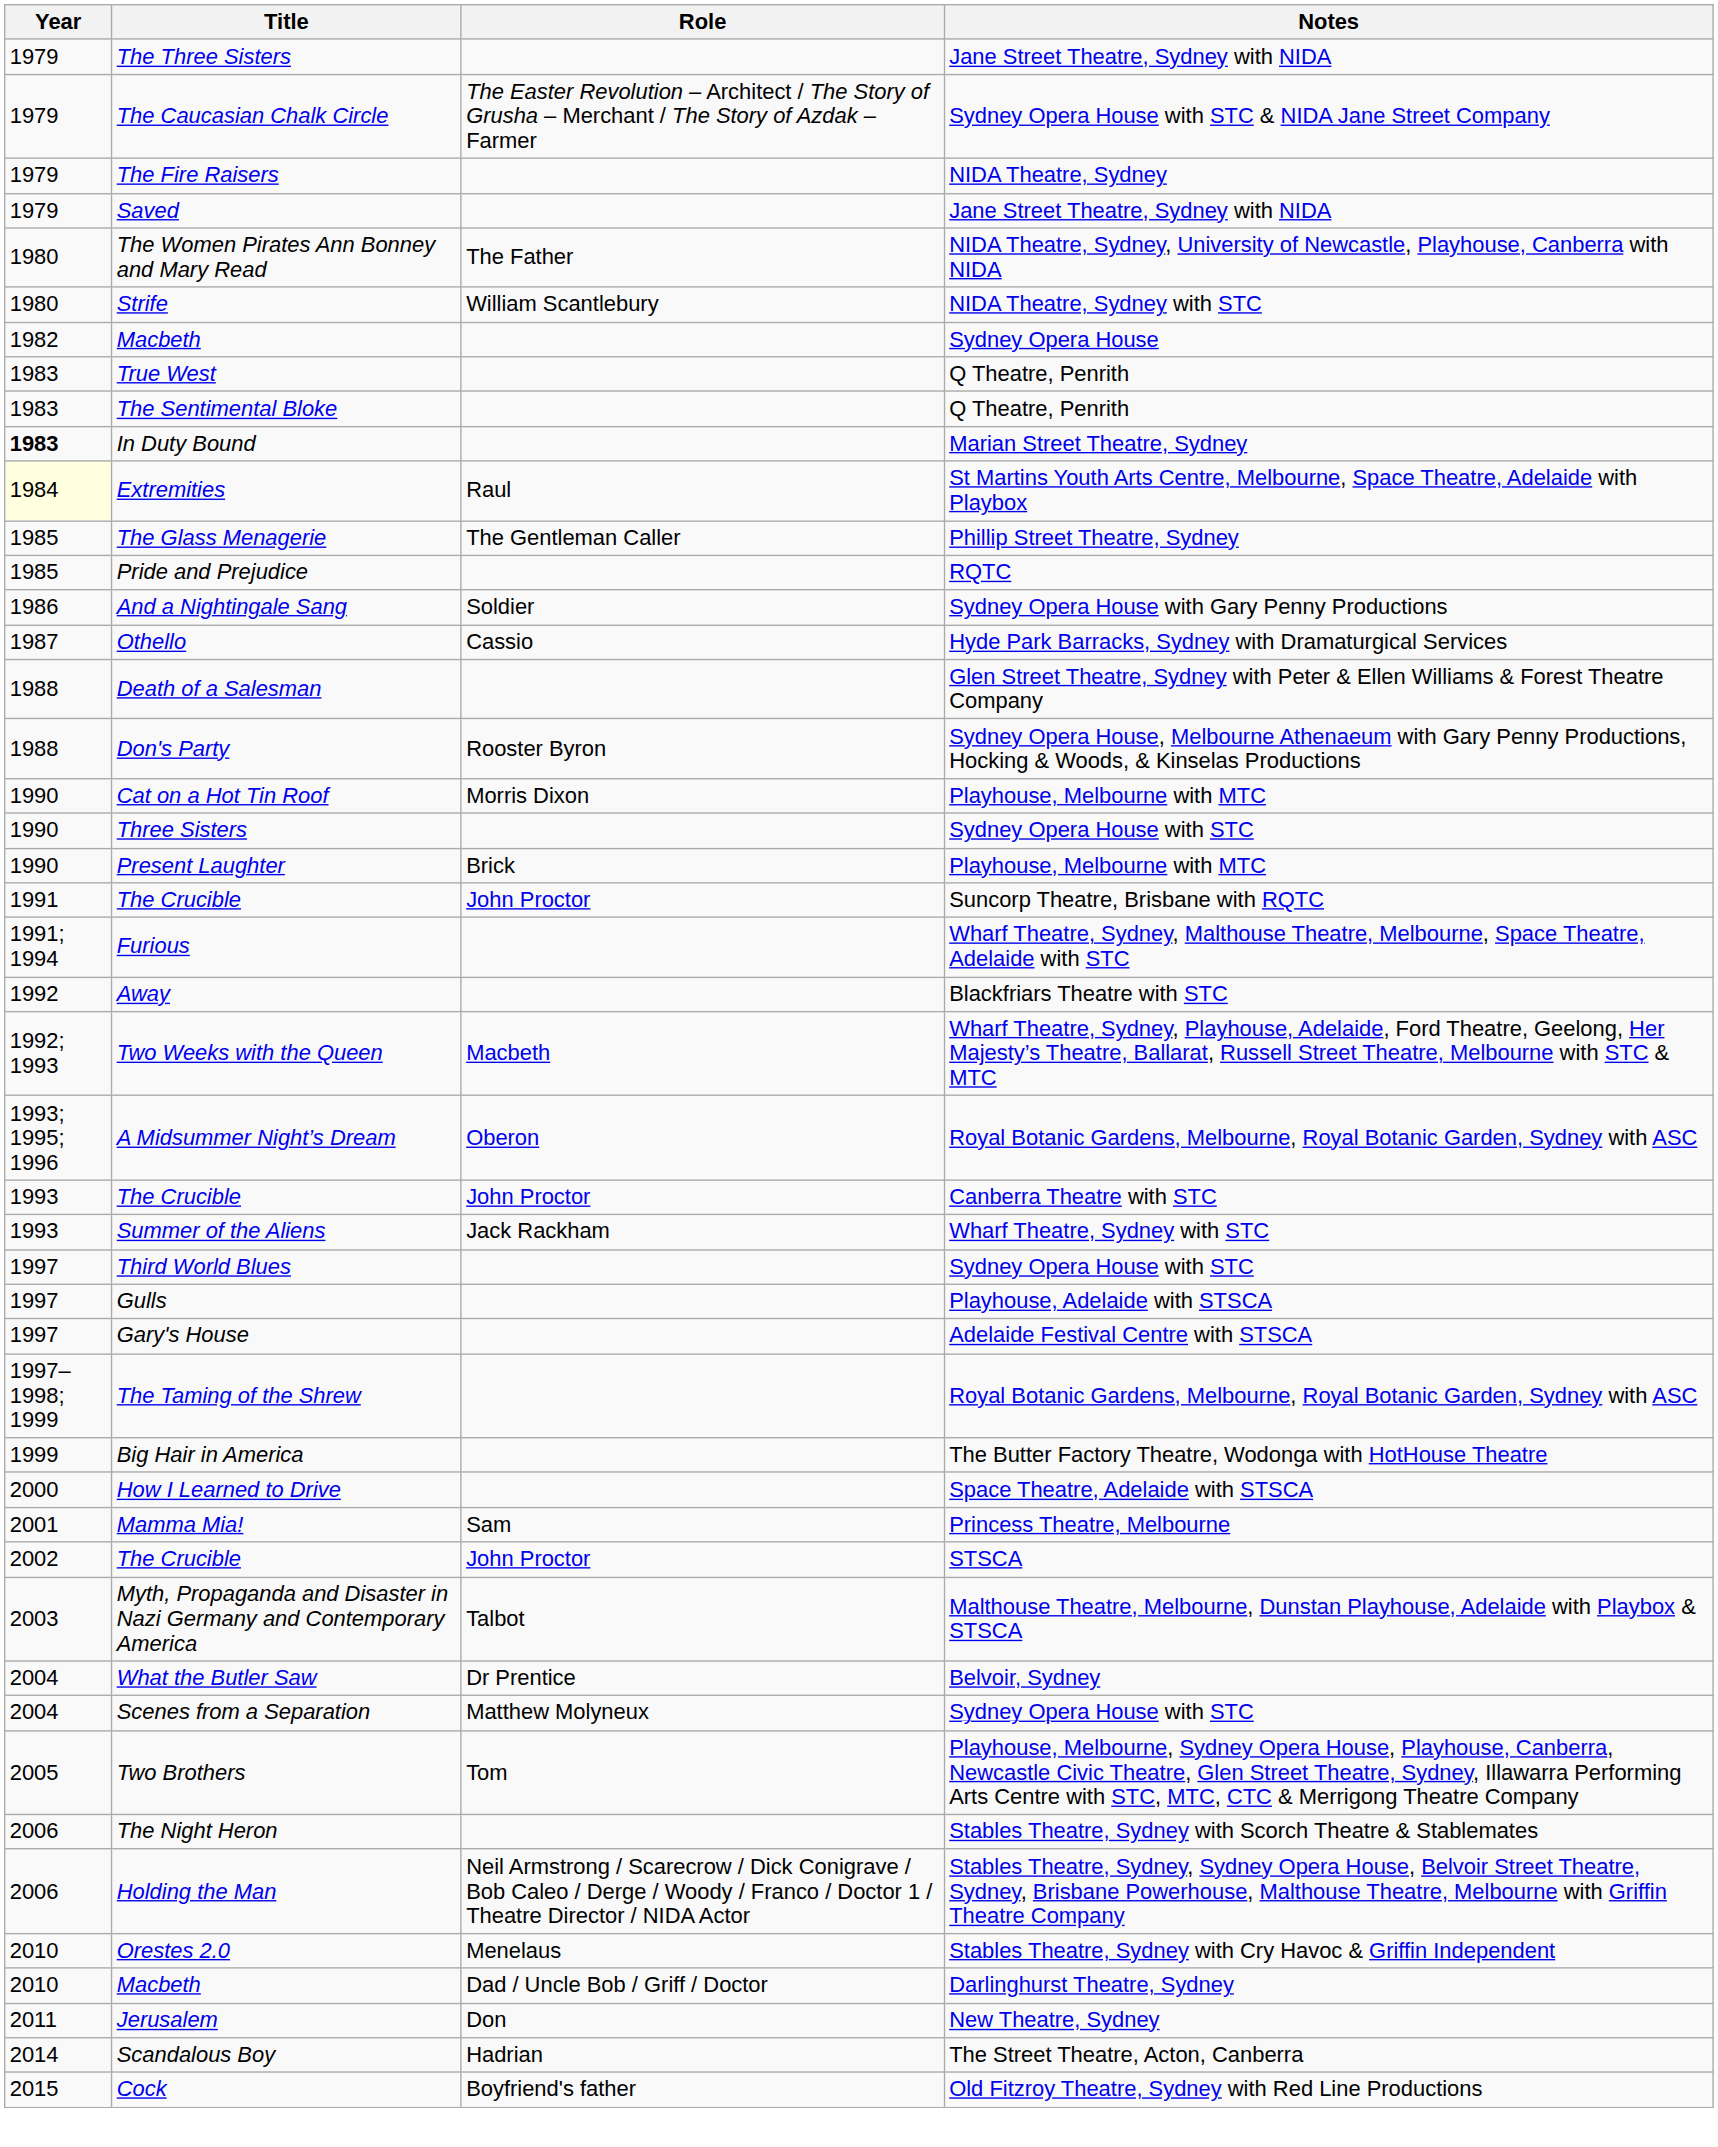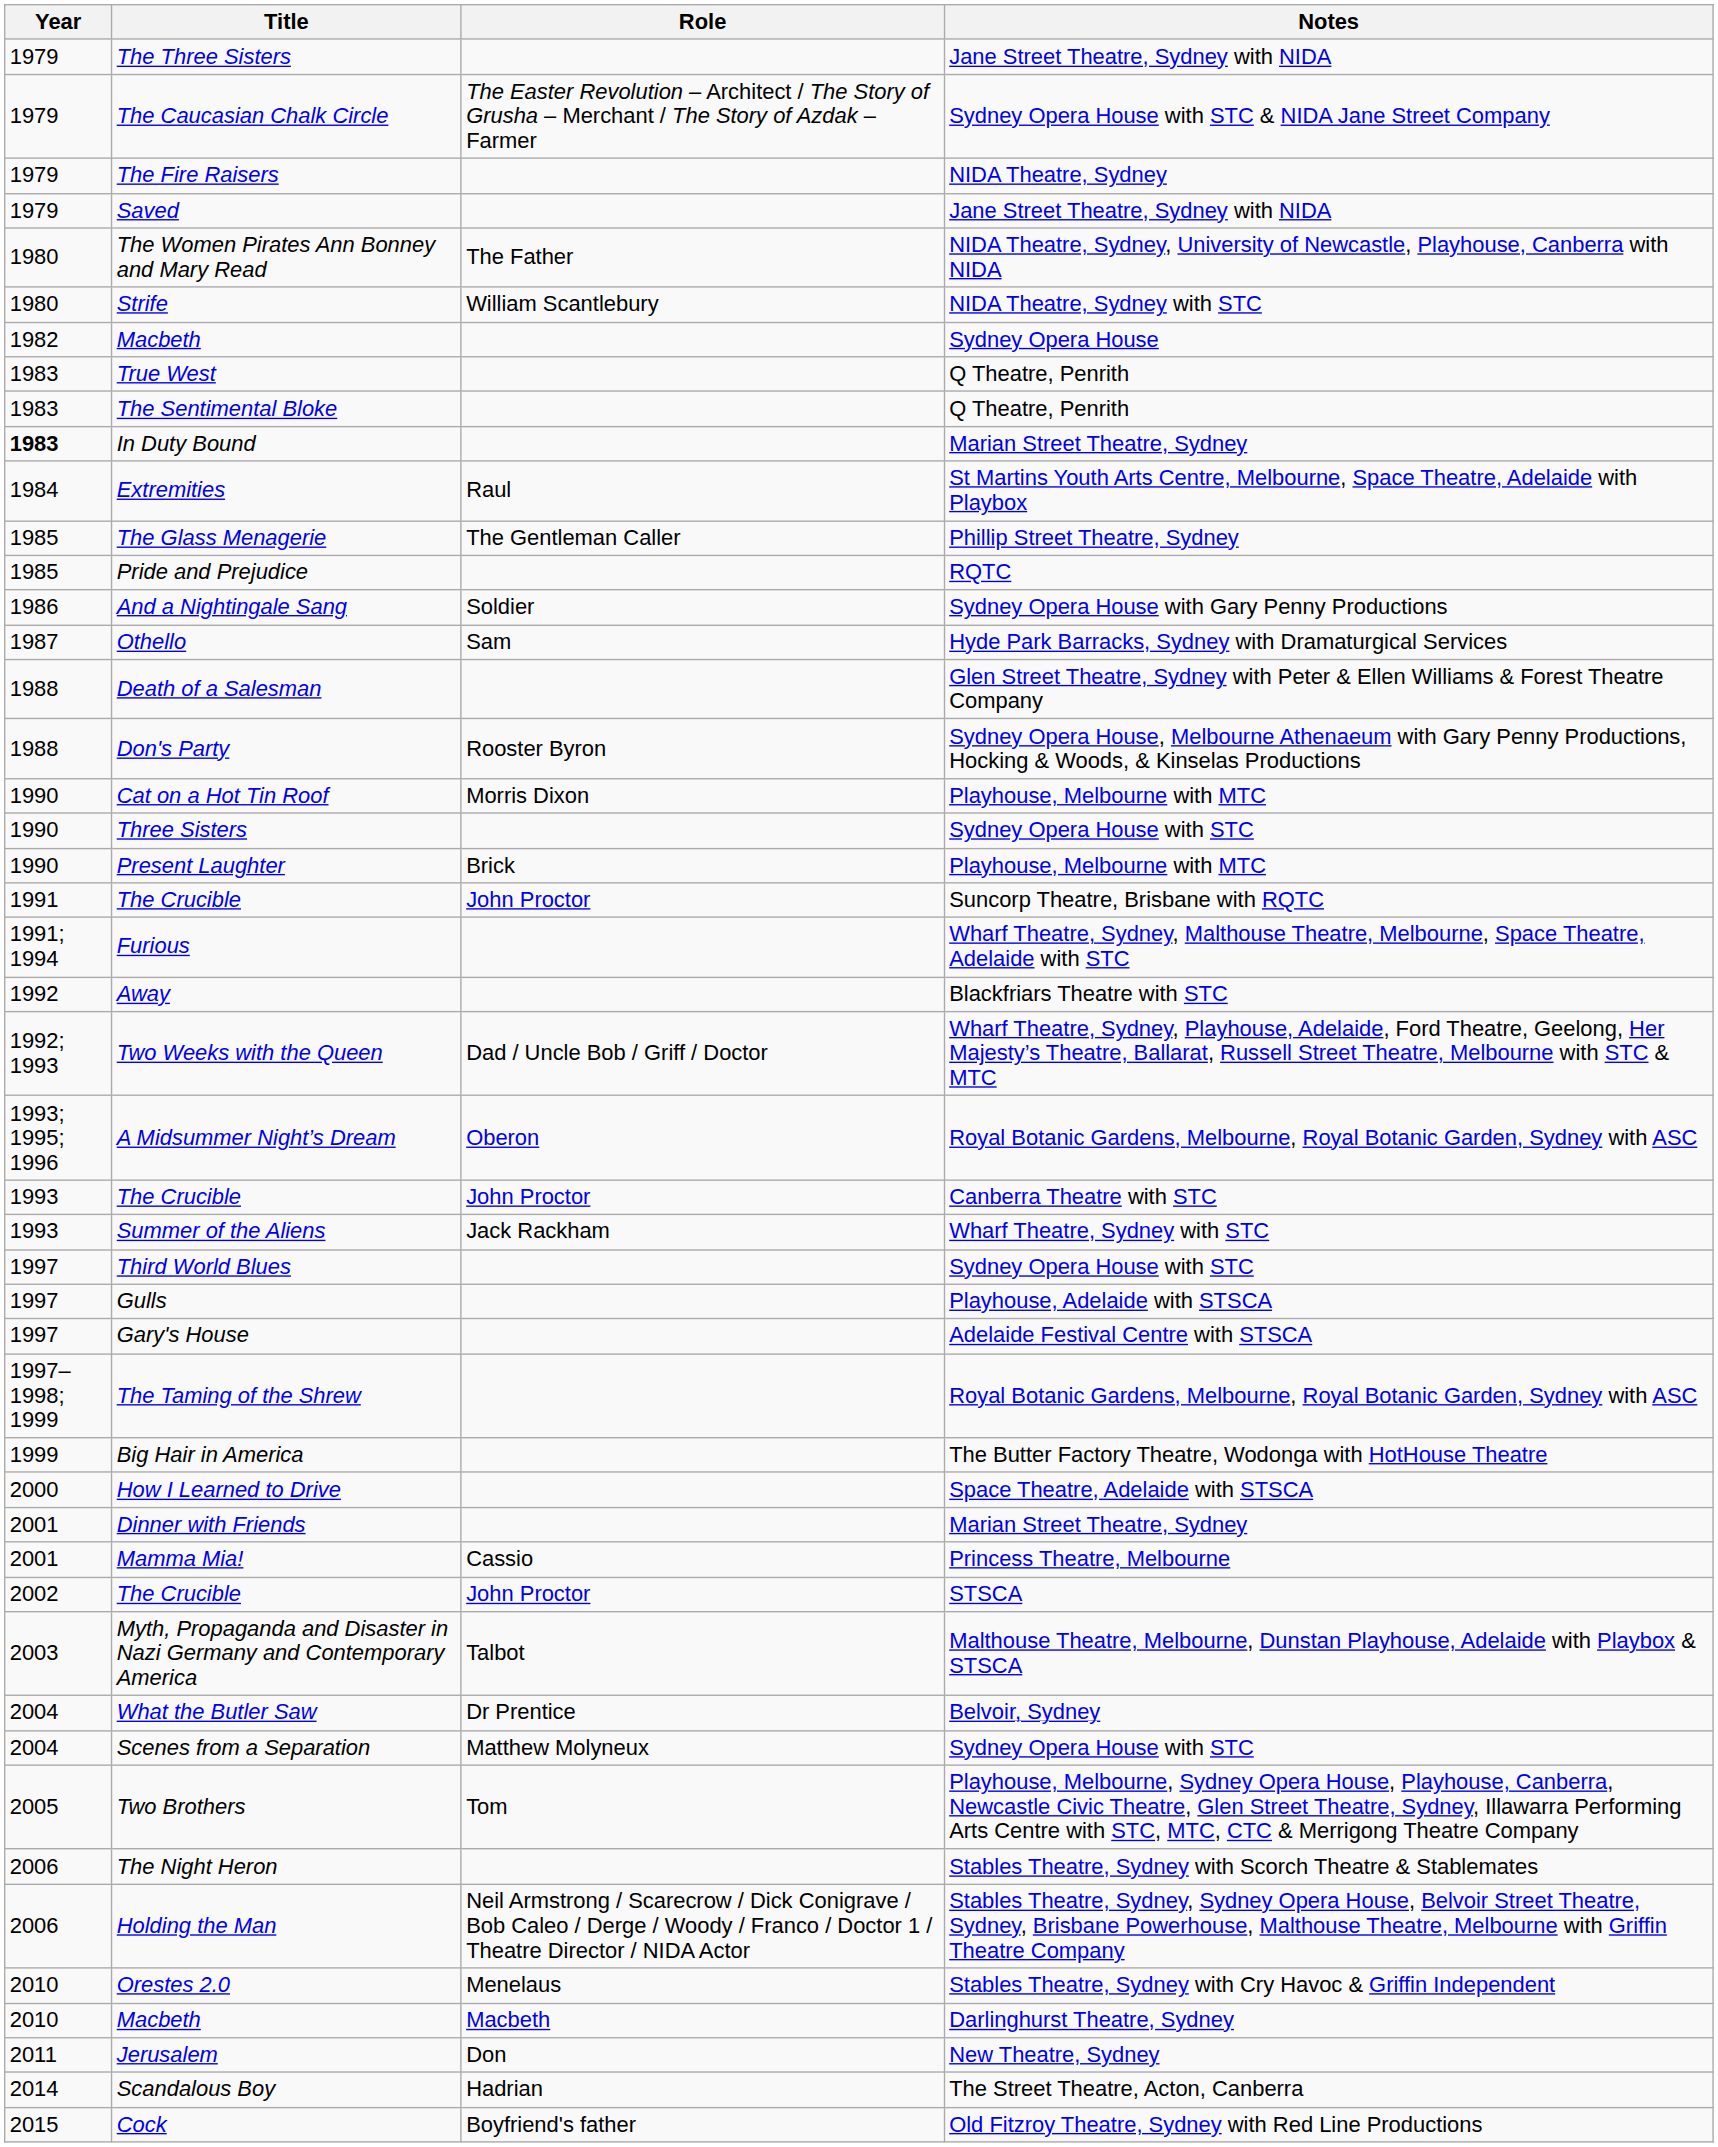(34, 490) lightyellow background -> (34, 490) no background
(500, 641) Cassio -> (489, 641) Sam
(508, 1053) Macbeth -> (617, 1053) Dad / Uncle Bob / Griff / Doctor
+ row: (211, 1524)
(489, 1524) Sam -> (500, 1559) Cassio
(617, 1985) Dad / Uncle Bob / Griff / Doctor -> (508, 2020) Macbeth
